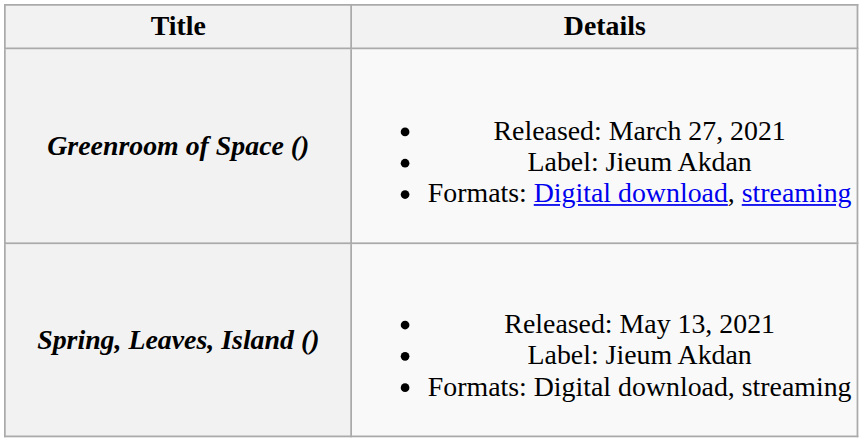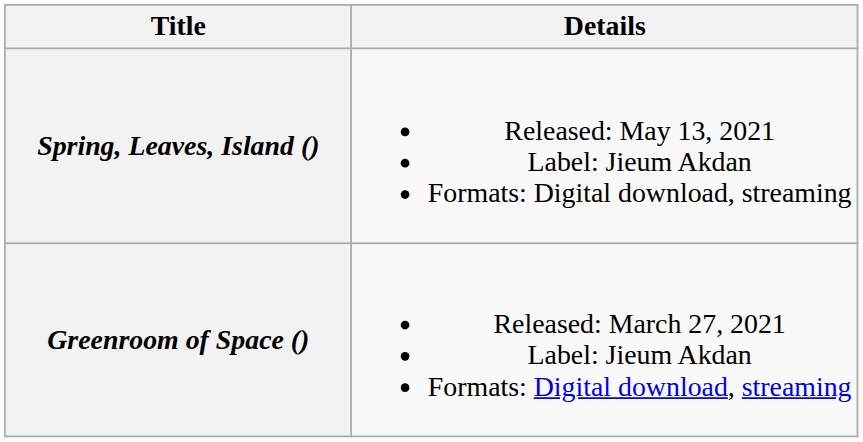rows swapped: (178, 145) <-> (178, 339)
